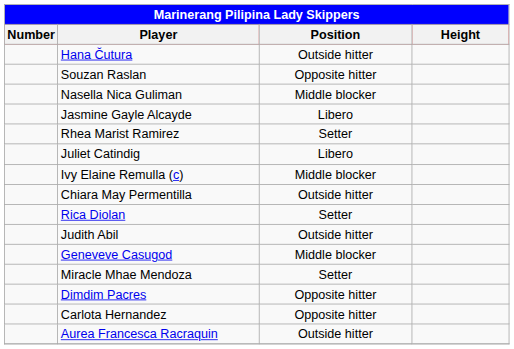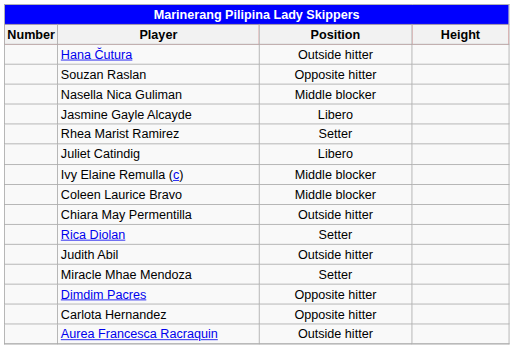+ row: (121, 194)
- row: (117, 254)
